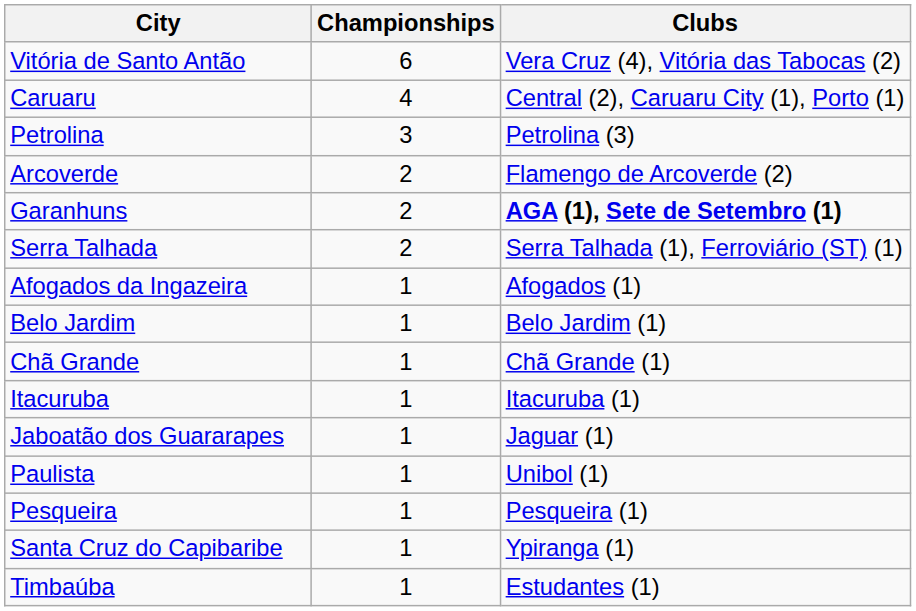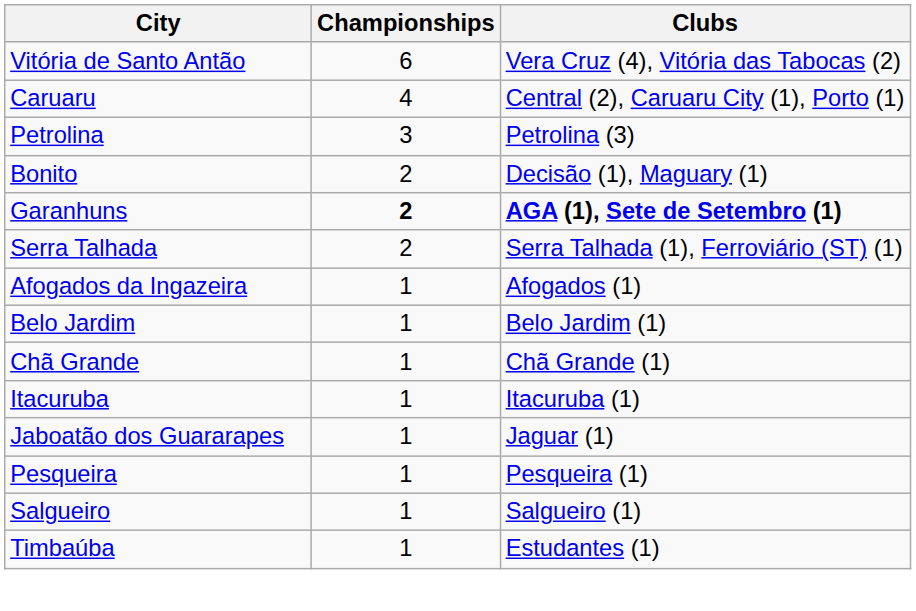- row: (64, 173)
+ row: (44, 173)
(406, 211) normal -> (406, 211) bold
- row: (52, 473)
+ row: (60, 511)
- row: (146, 549)
